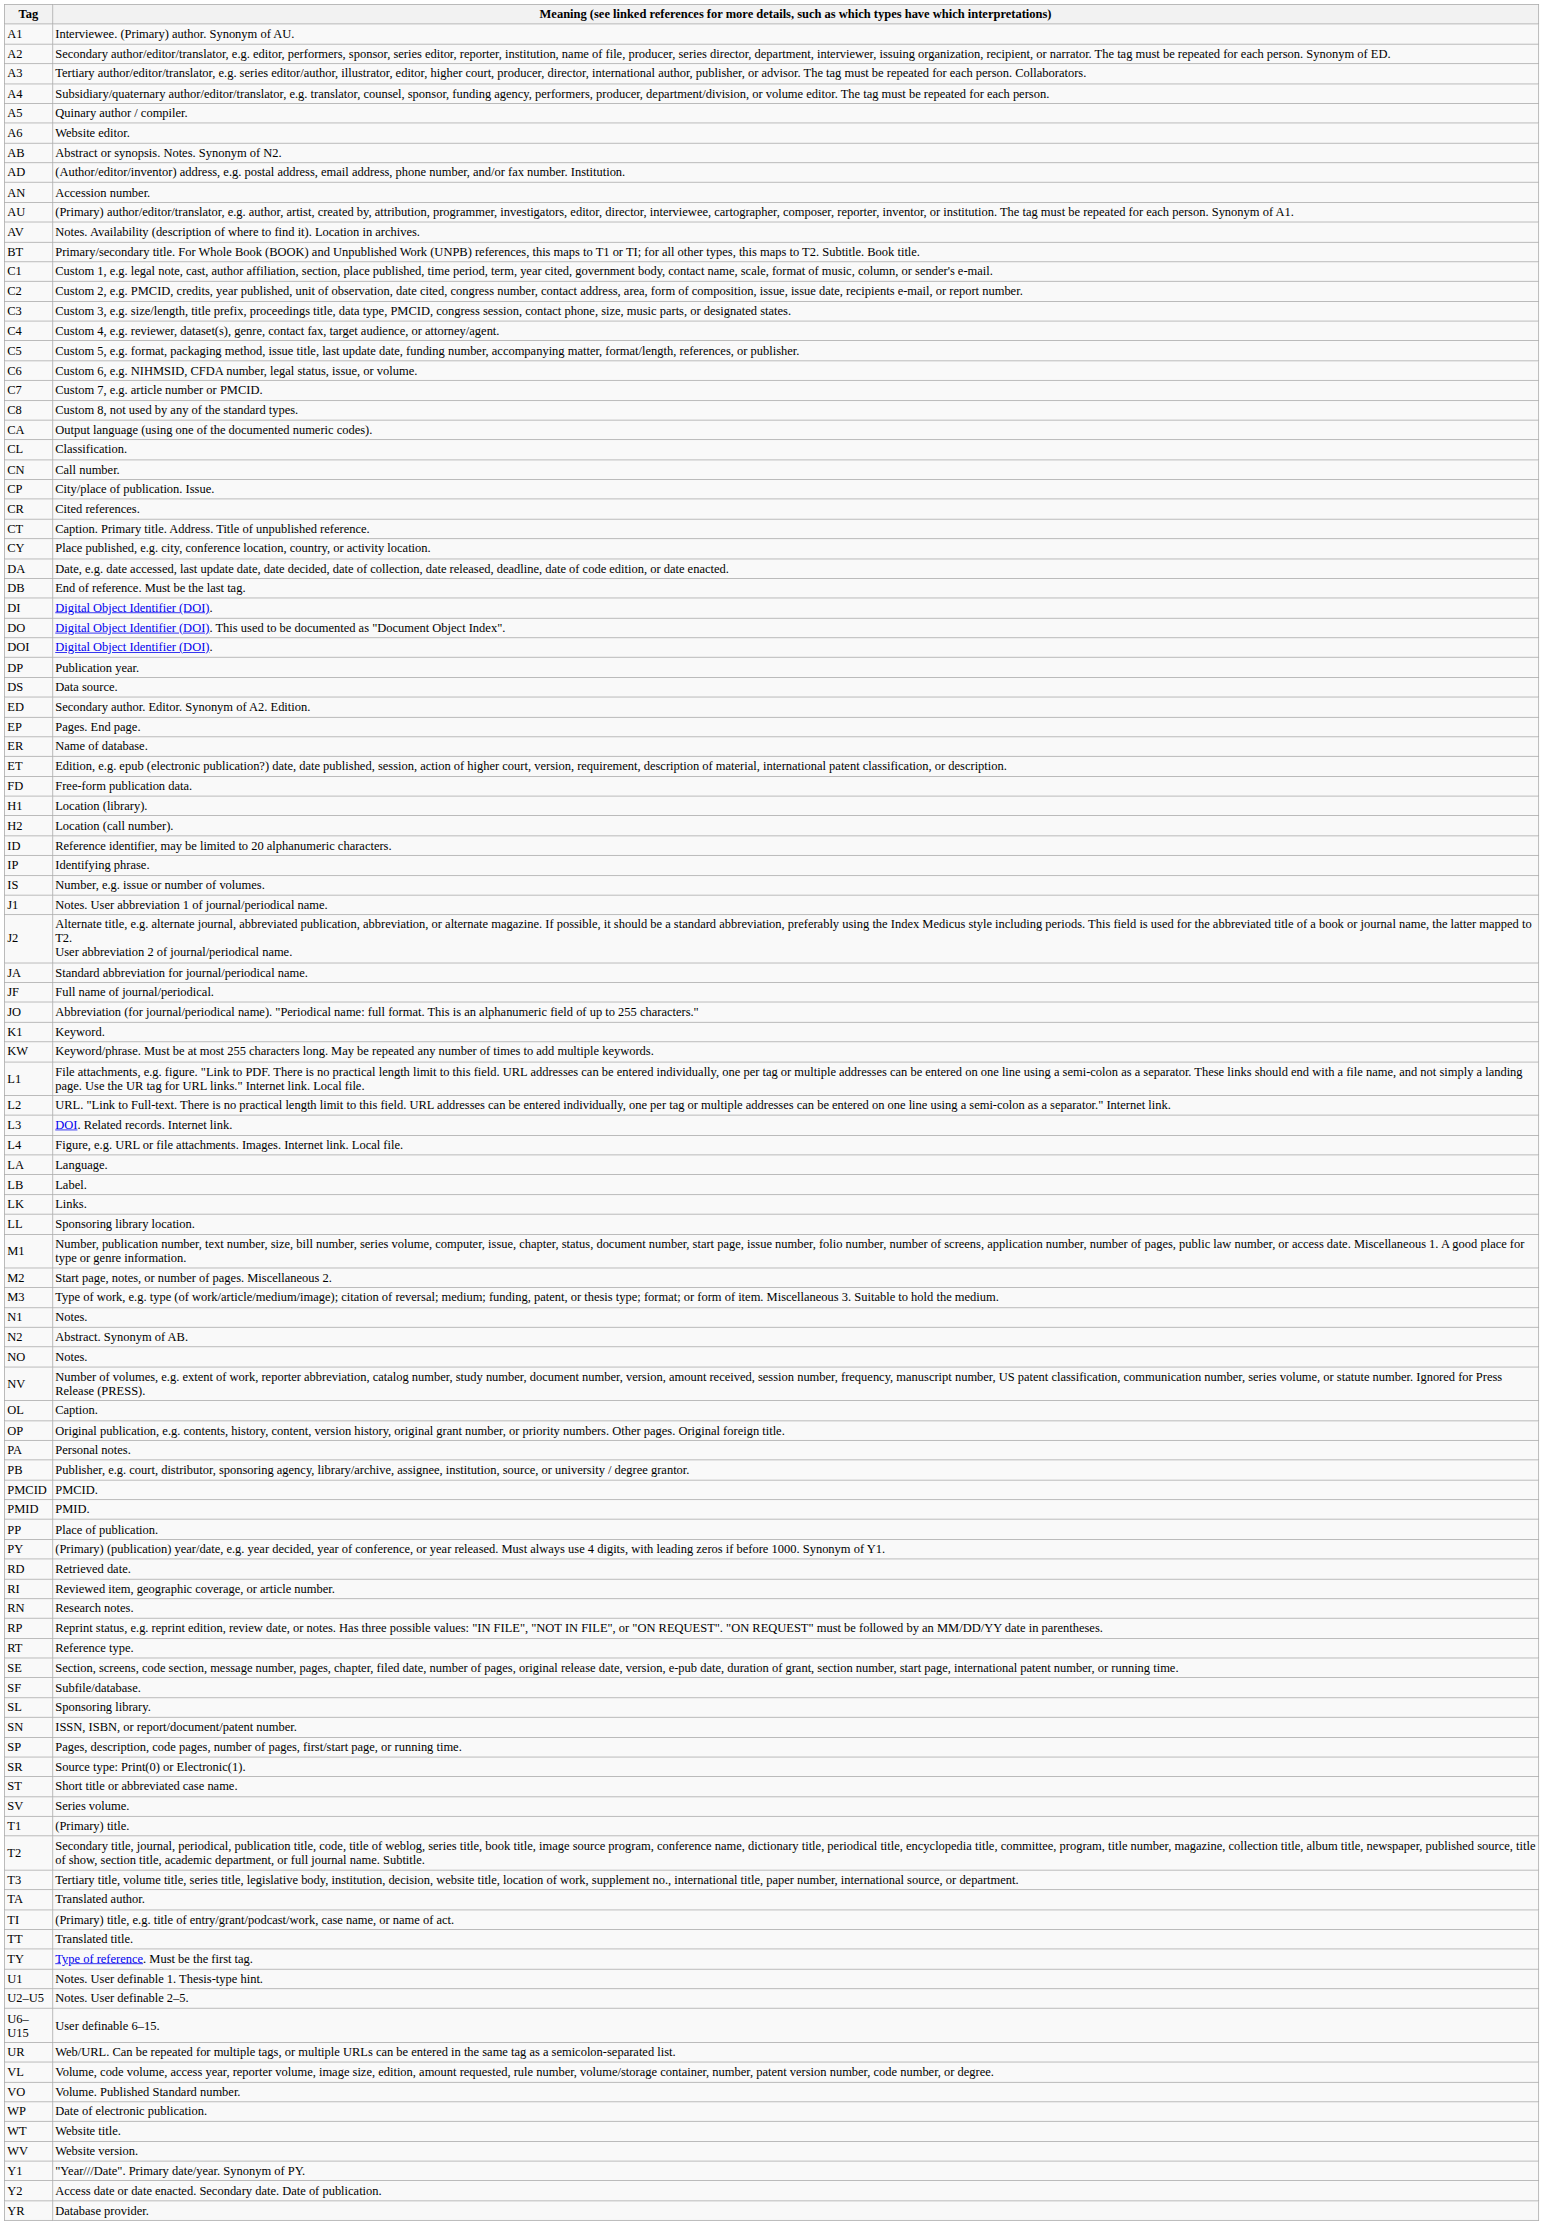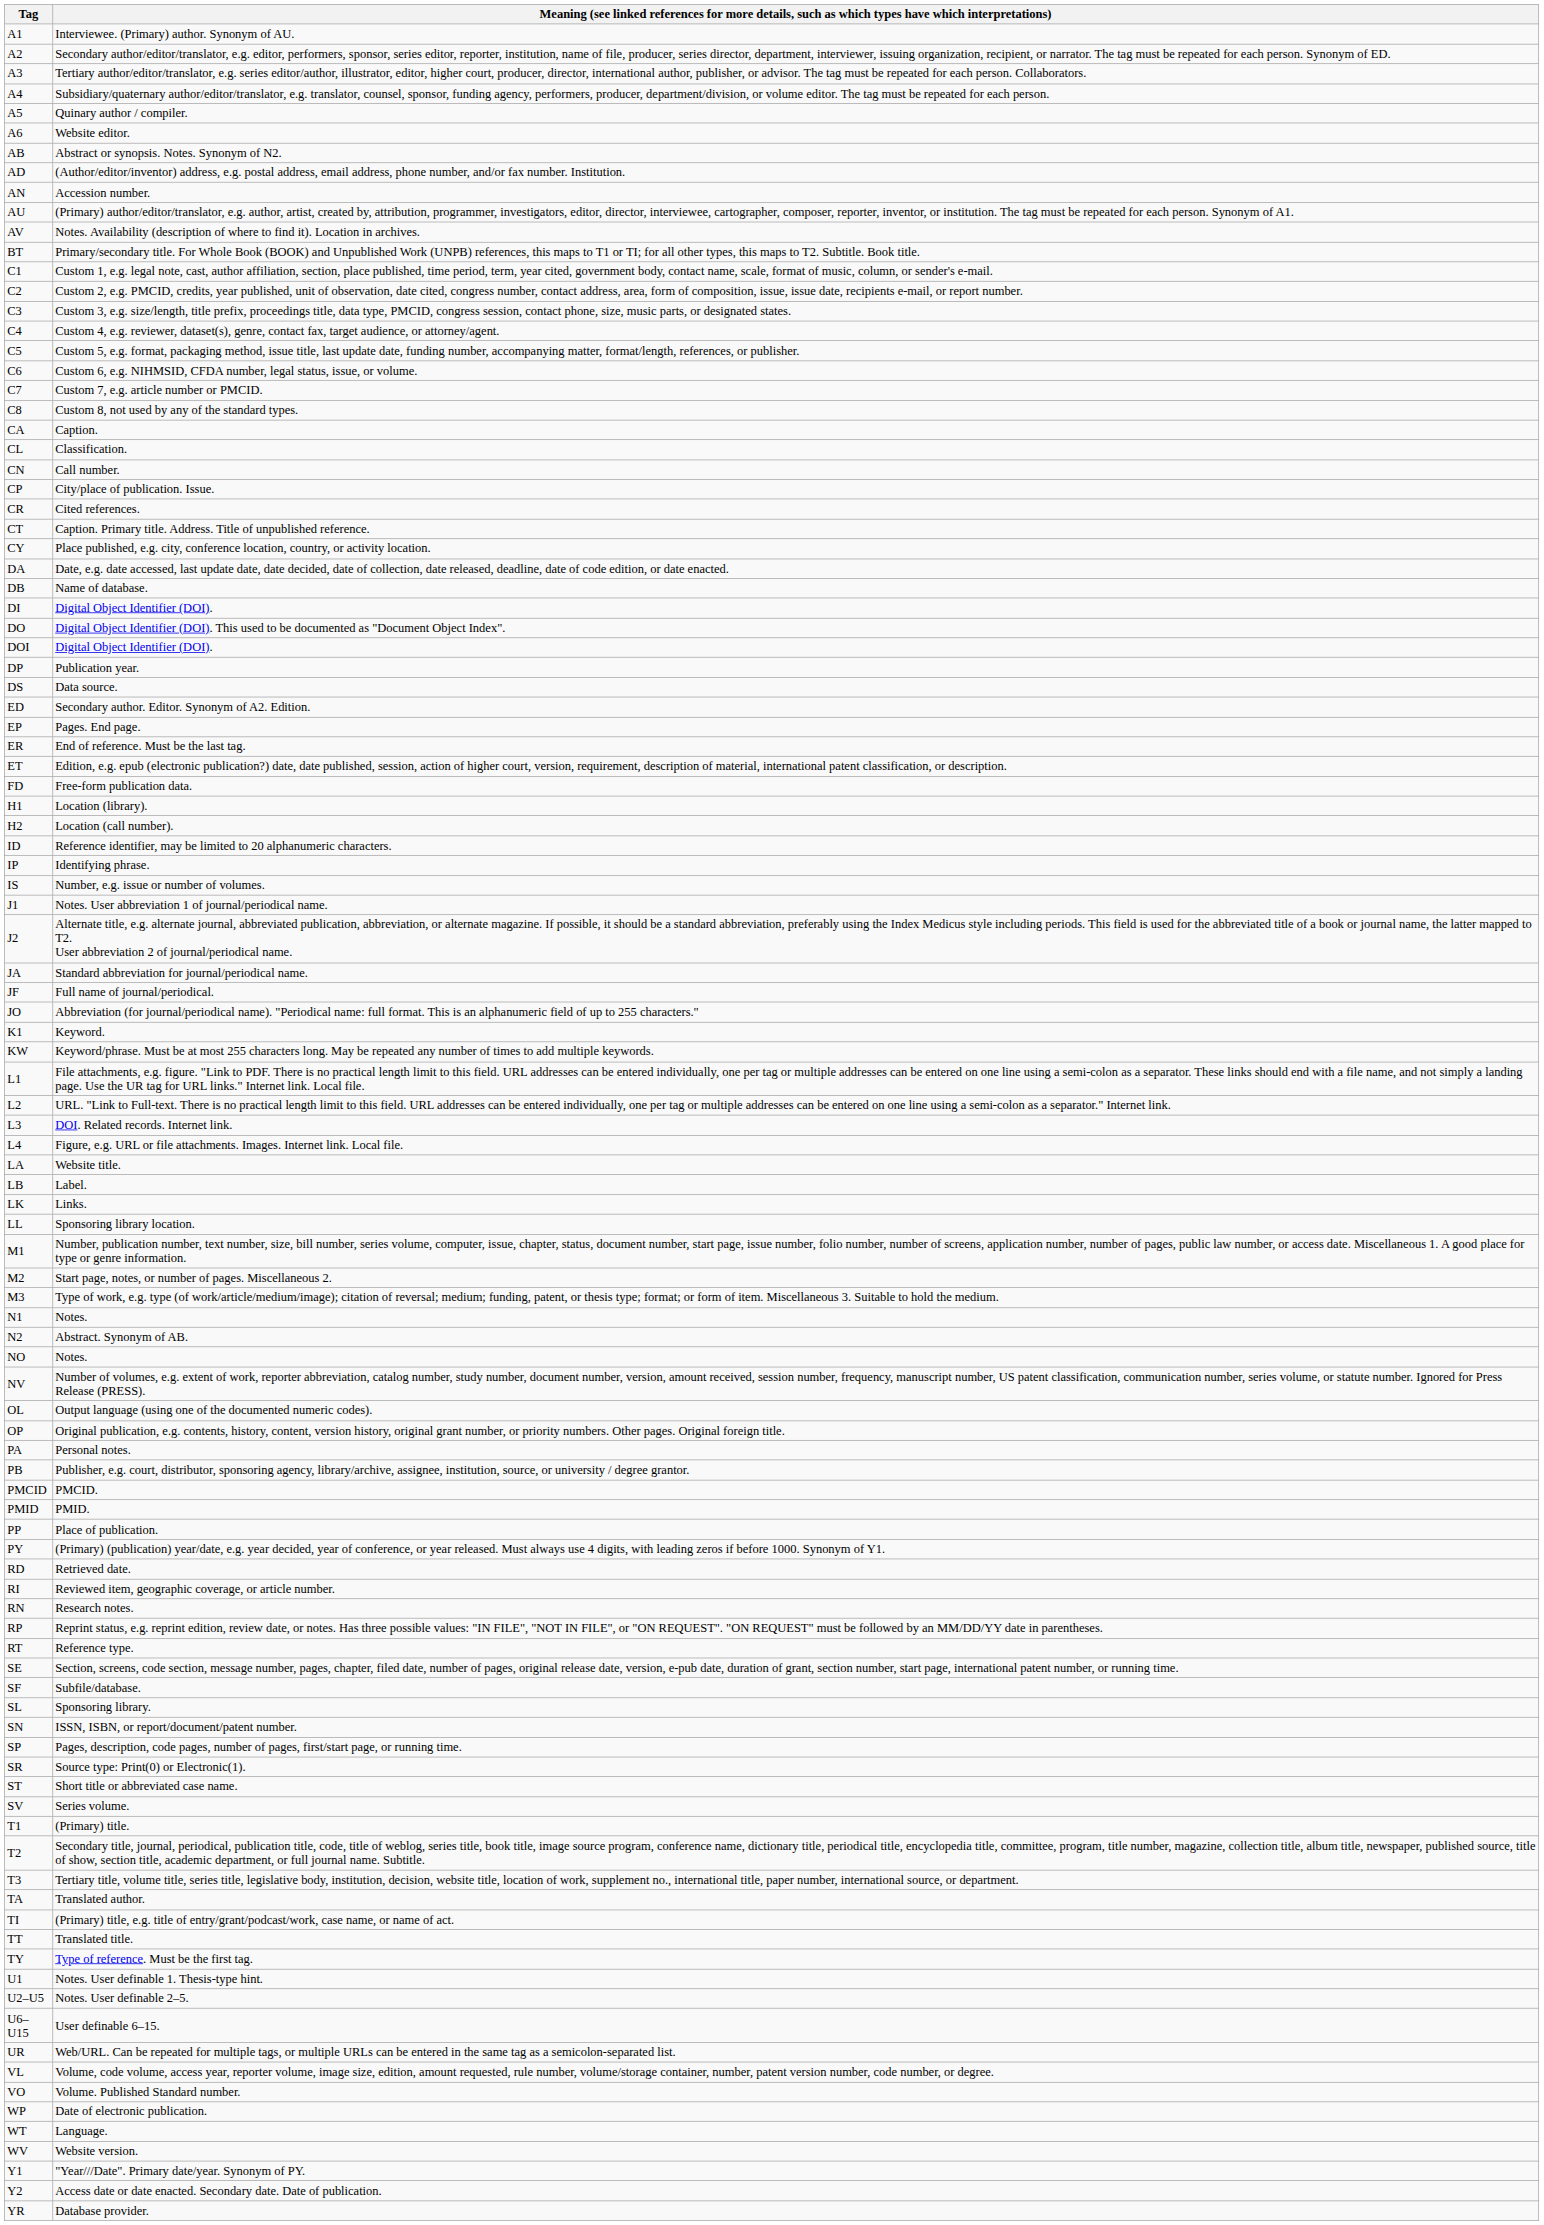(214, 430) Output language (using one of the documented numeric codes). -> (77, 430) Caption.
(150, 588) End of reference. Must be the last tag. -> (102, 588) Name of database.
(102, 746) Name of database. -> (150, 746) End of reference. Must be the last tag.
(81, 1164) Language. -> (88, 1164) Website title.
(77, 1410) Caption. -> (214, 1410) Output language (using one of the documented numeric codes).
(88, 2131) Website title. -> (81, 2131) Language.
